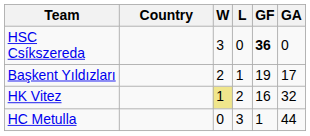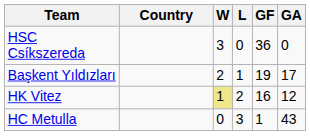(263, 45) bold -> (263, 45) normal
(289, 97) 32 -> (289, 97) 12
(289, 119) 44 -> (289, 119) 43
